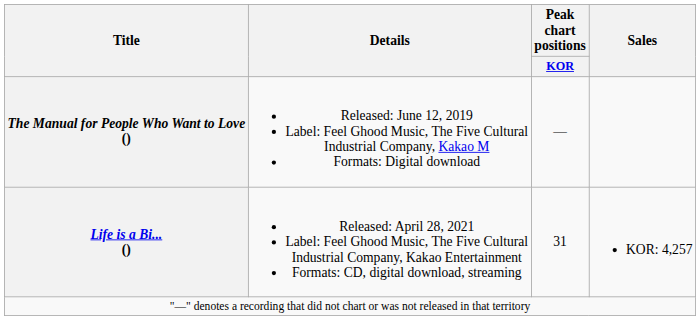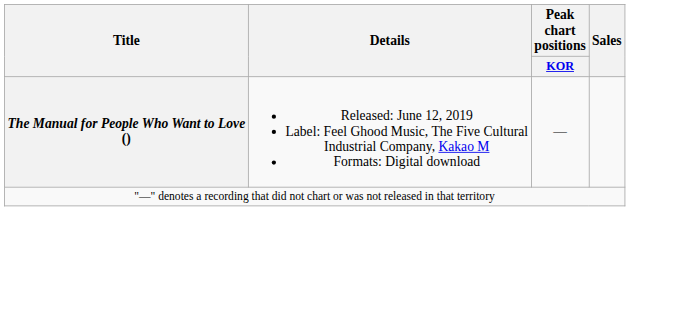- row: (126, 241)
